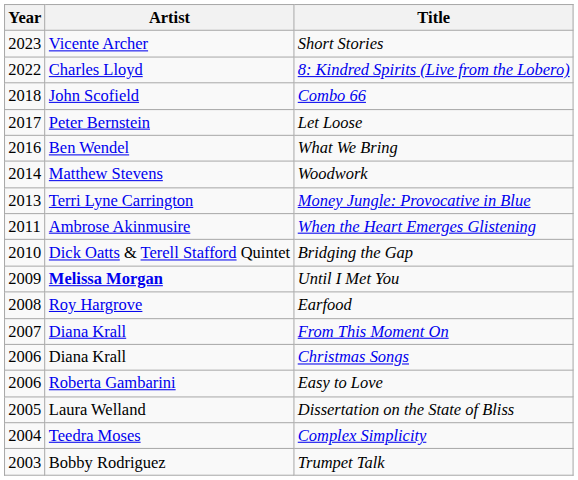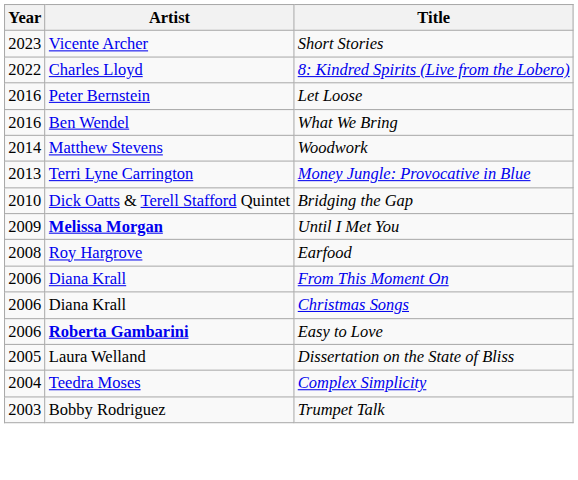- row: (332, 95)
(25, 122) 2017 -> (25, 95) 2016
- row: (417, 226)
(25, 331) 2007 -> (25, 278) 2006
(112, 383) normal -> (119, 331) bold
